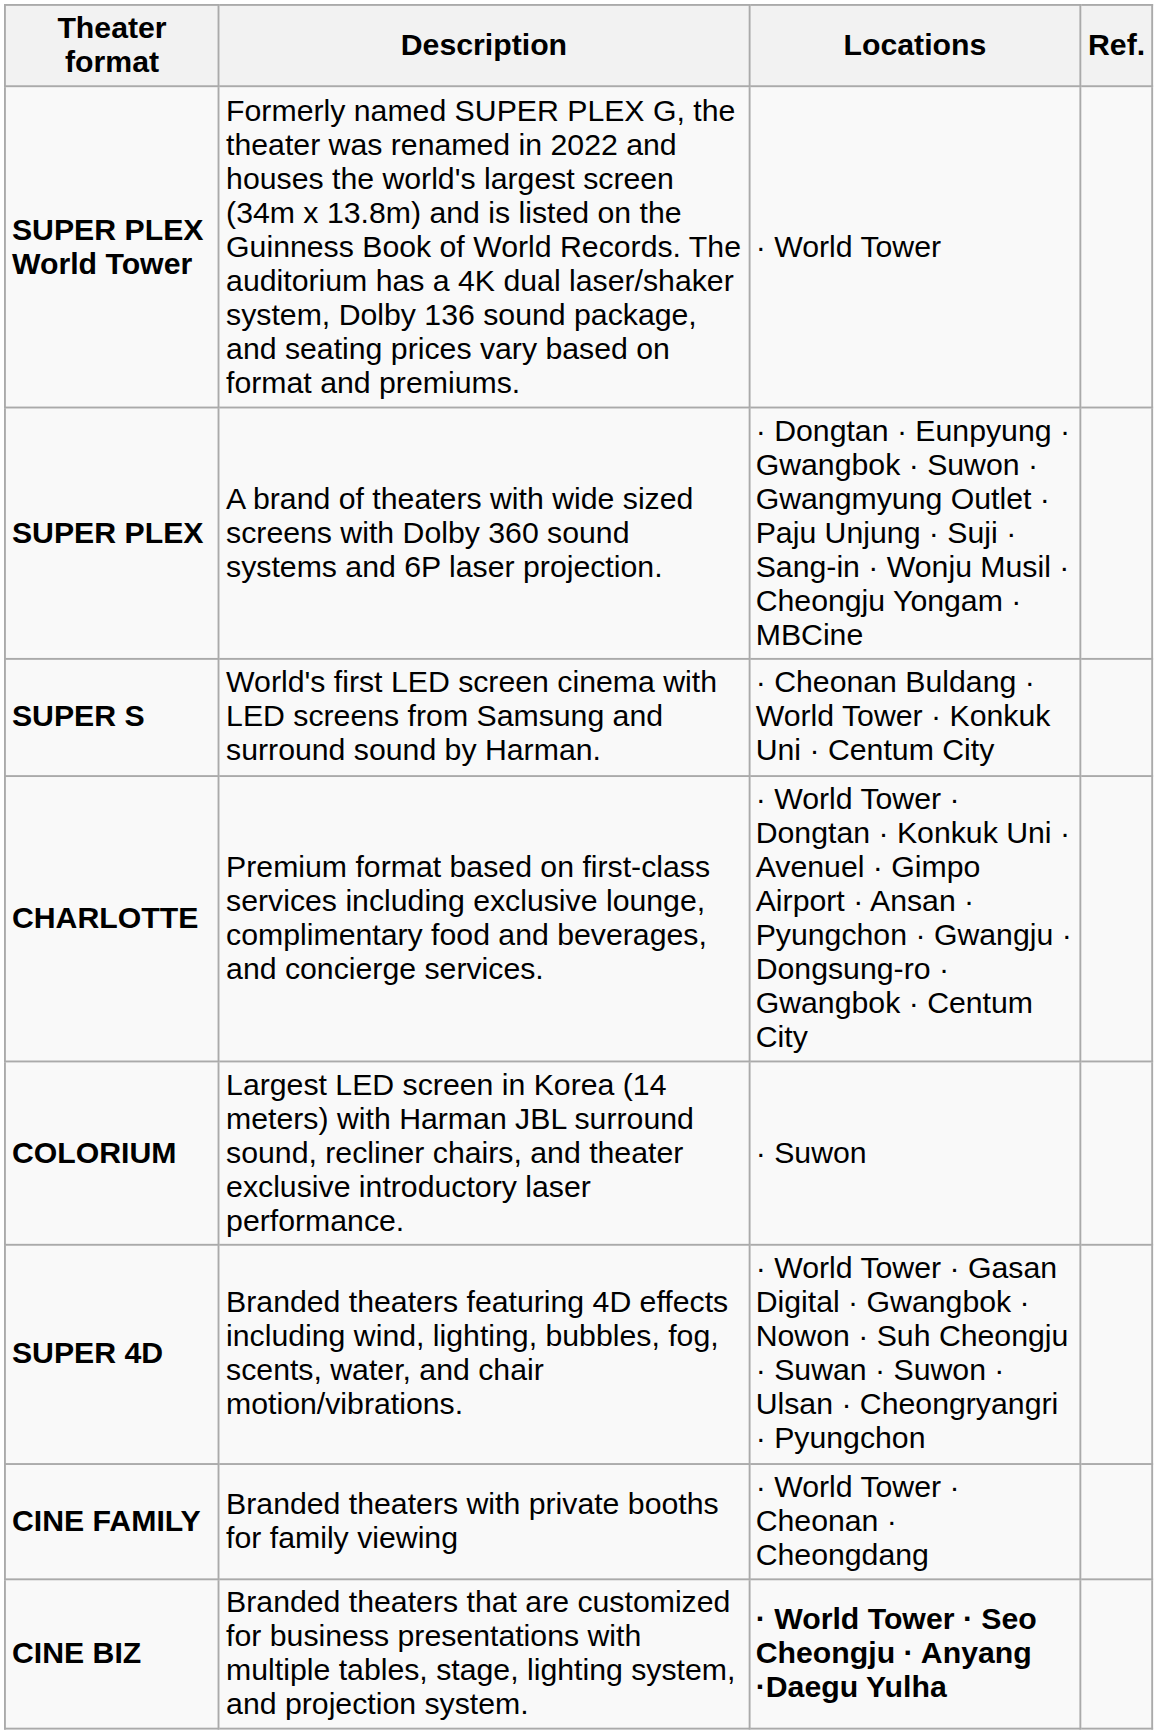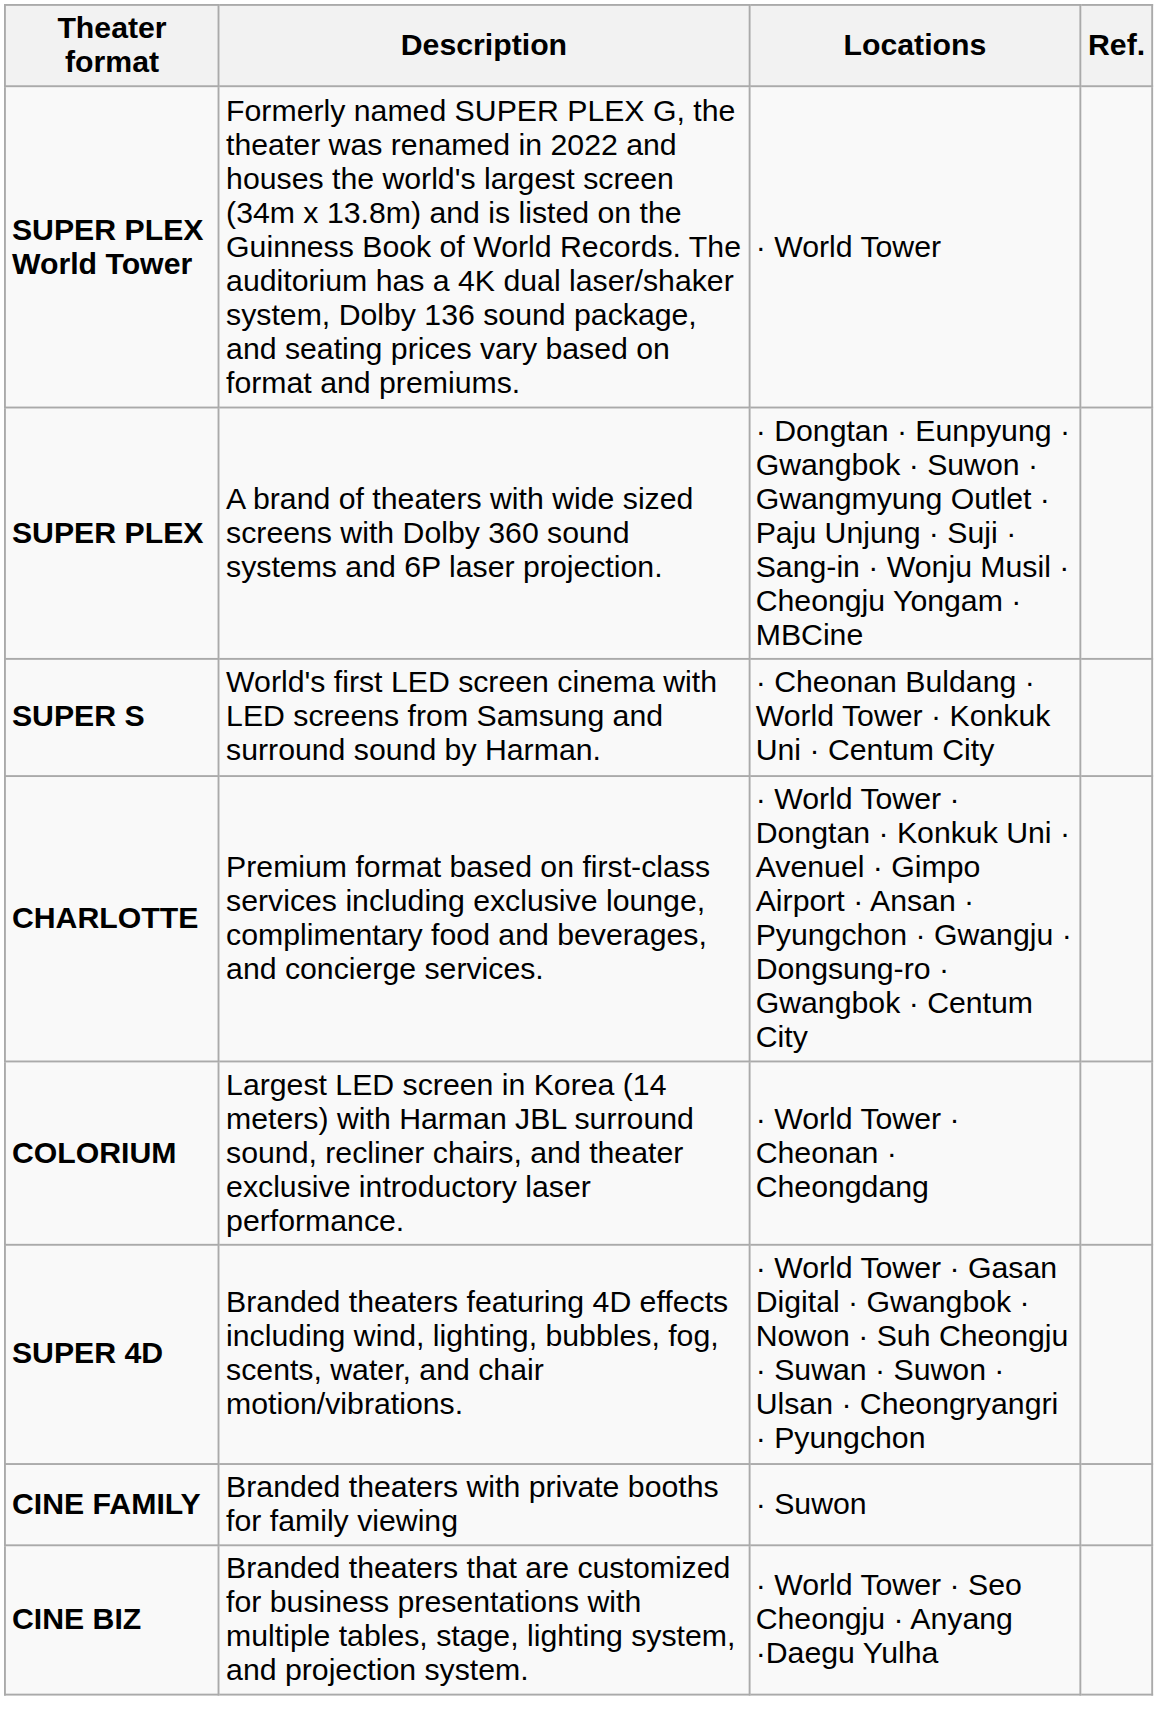(811, 1152) · Suwon -> (858, 1152) · World Tower · Cheonan · Cheongdang
(858, 1520) · World Tower · Cheonan · Cheongdang -> (811, 1503) · Suwon
(896, 1653) bold -> (889, 1619) normal
